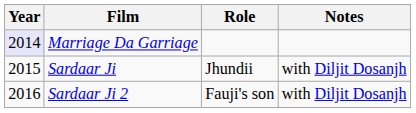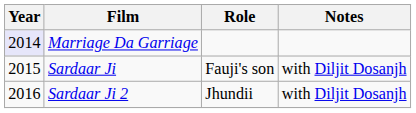(229, 68) Jhundii -> (240, 68) Fauji's son
(240, 94) Fauji's son -> (229, 94) Jhundii
